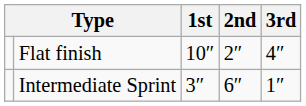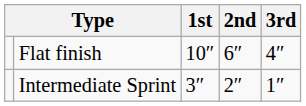(233, 52) 2″ -> (233, 52) 6″
(233, 85) 6″ -> (233, 85) 2″
